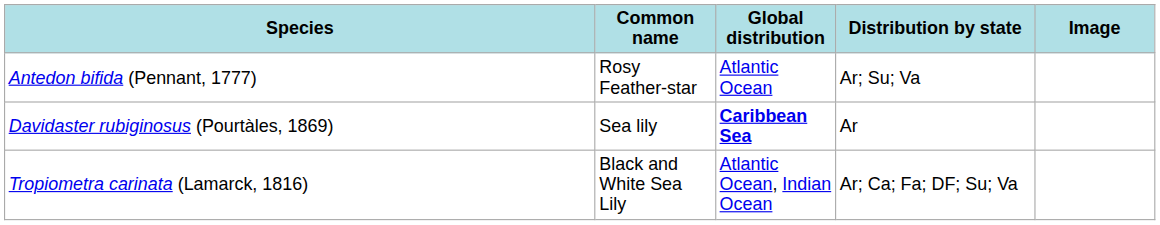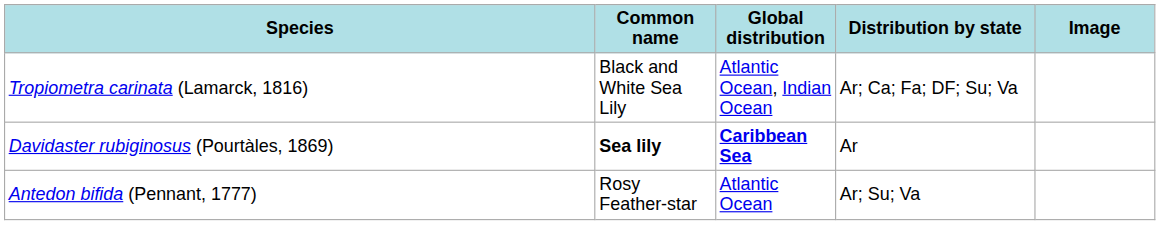rows swapped: (133, 77) <-> (158, 184)
(628, 125) normal -> (630, 146) bold
